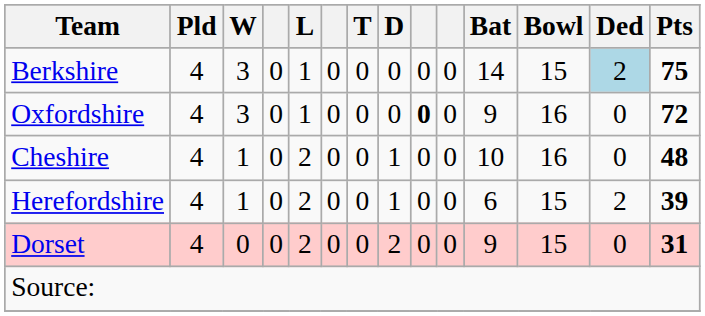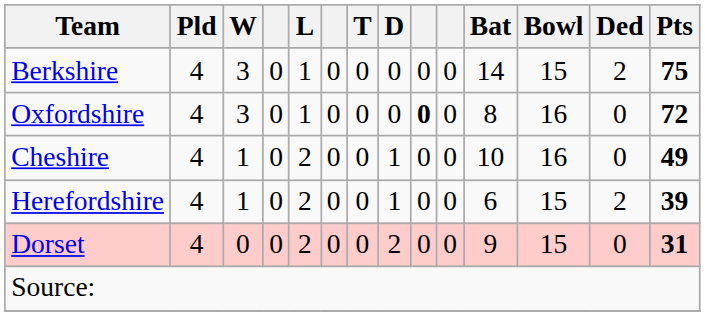(620, 69) lightblue background -> (620, 69) no background
(490, 113) 9 -> (490, 113) 8
(675, 157) 48 -> (675, 157) 49
